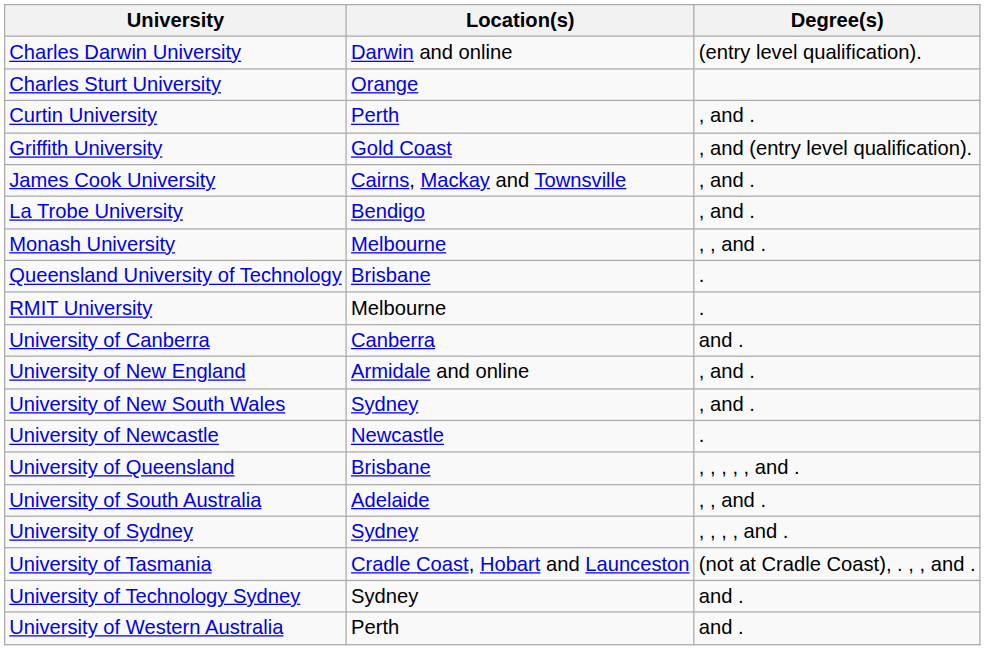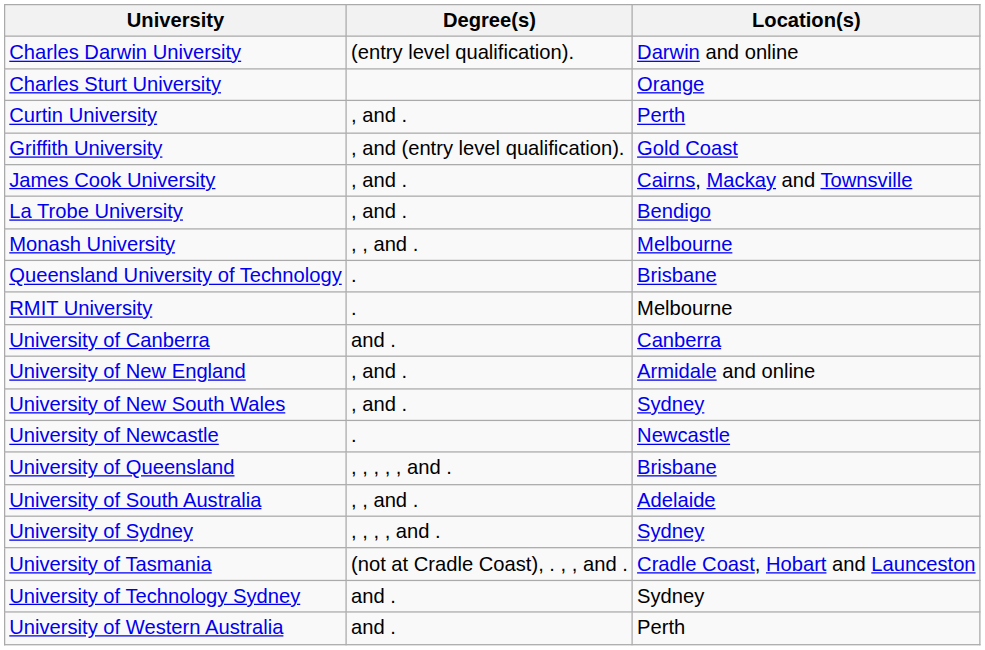columns swapped: (520, 20) <-> (837, 20)
